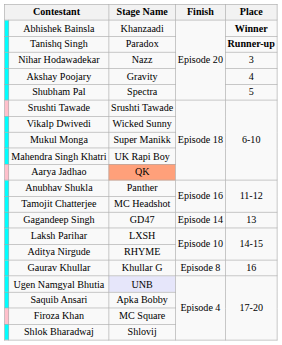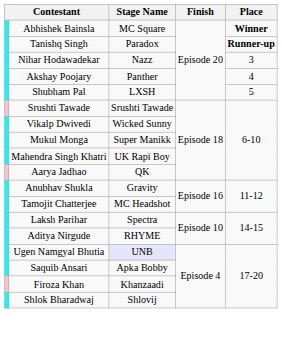(142, 28) Khanzaadi -> (142, 28) MC Square
(142, 76) Gravity -> (142, 76) Panther
(142, 92) Spectra -> (142, 92) LXSH
(142, 172) lightsalmon background -> (142, 172) no background
(142, 188) Panther -> (142, 188) Gravity
- row: (59, 220)
(142, 236) LXSH -> (142, 220) Spectra
- row: (59, 268)
(142, 316) MC Square -> (142, 284) Khanzaadi
